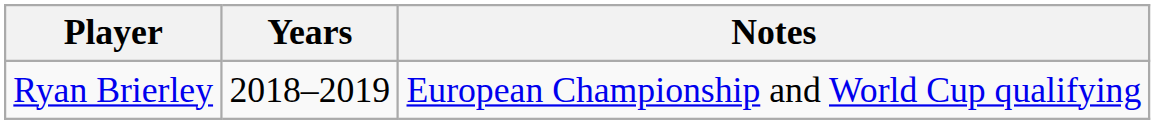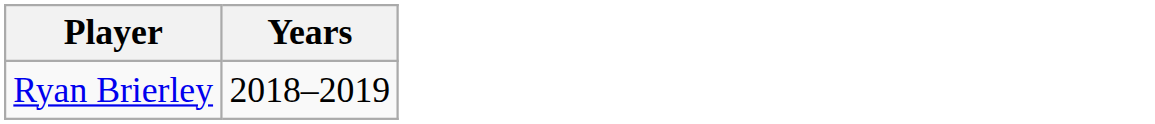- column: (774, 32)
